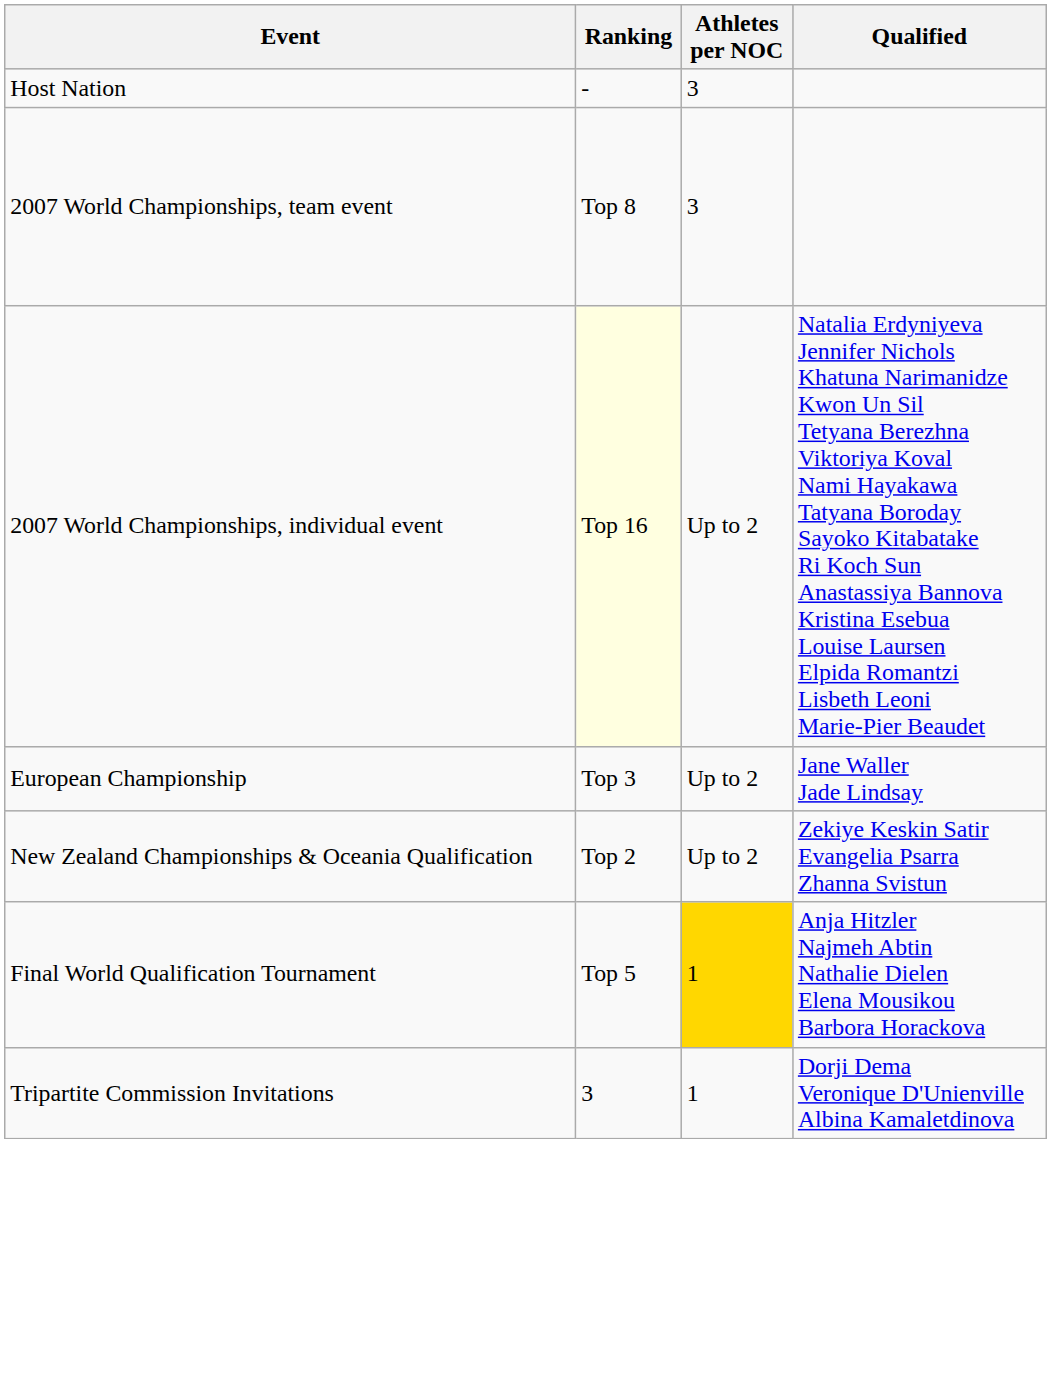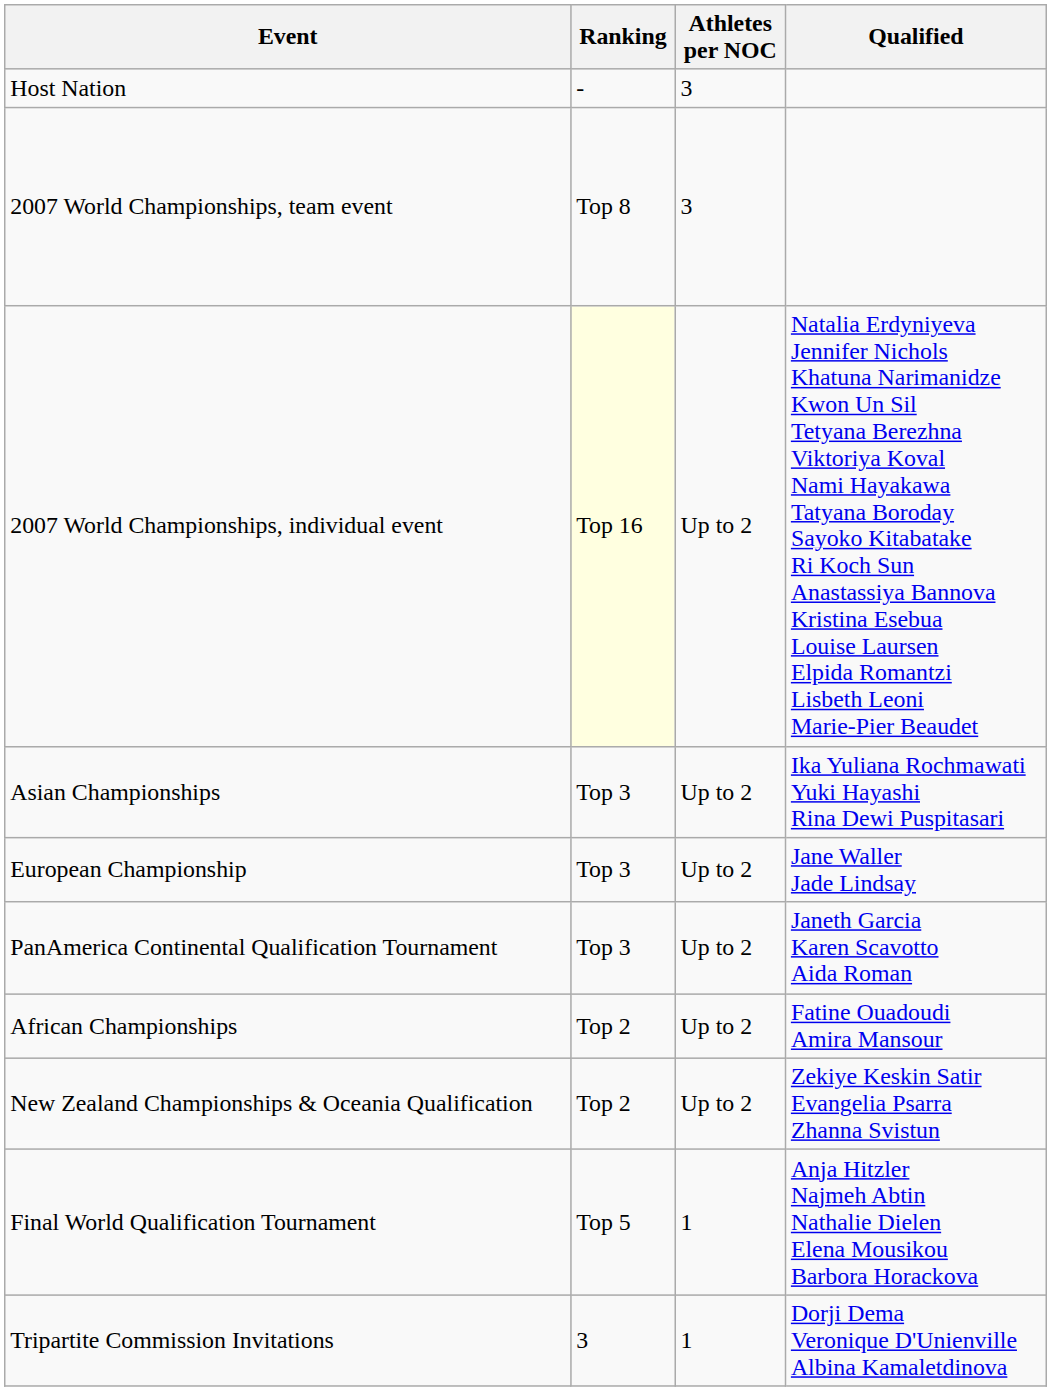+ row: (115, 791)
+ row: (254, 947)
+ row: (124, 1025)
(693, 974) gold background -> (687, 1221) no background
